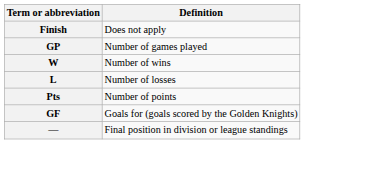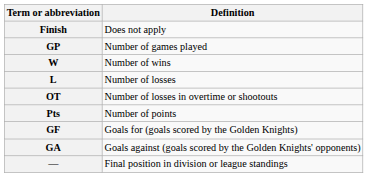+ row: (53, 97)
+ row: (53, 147)
